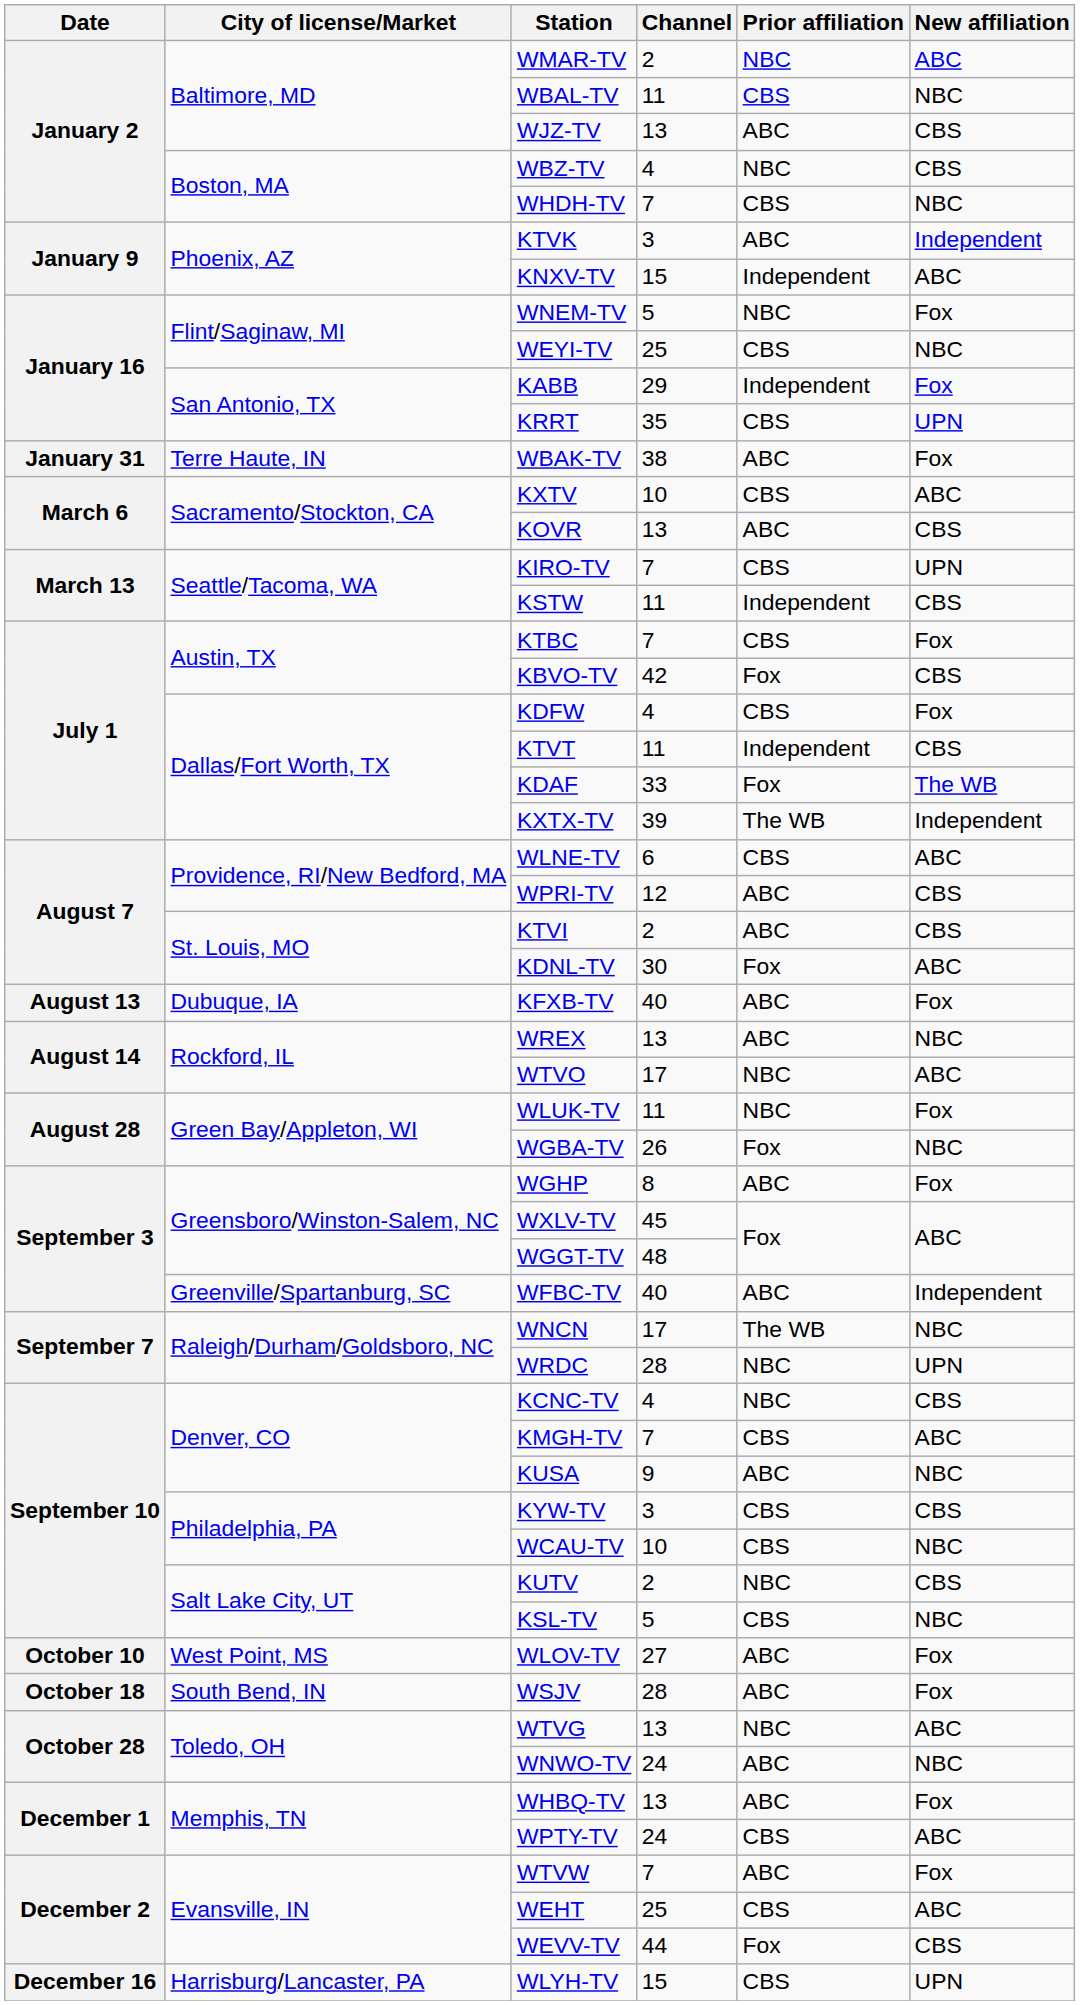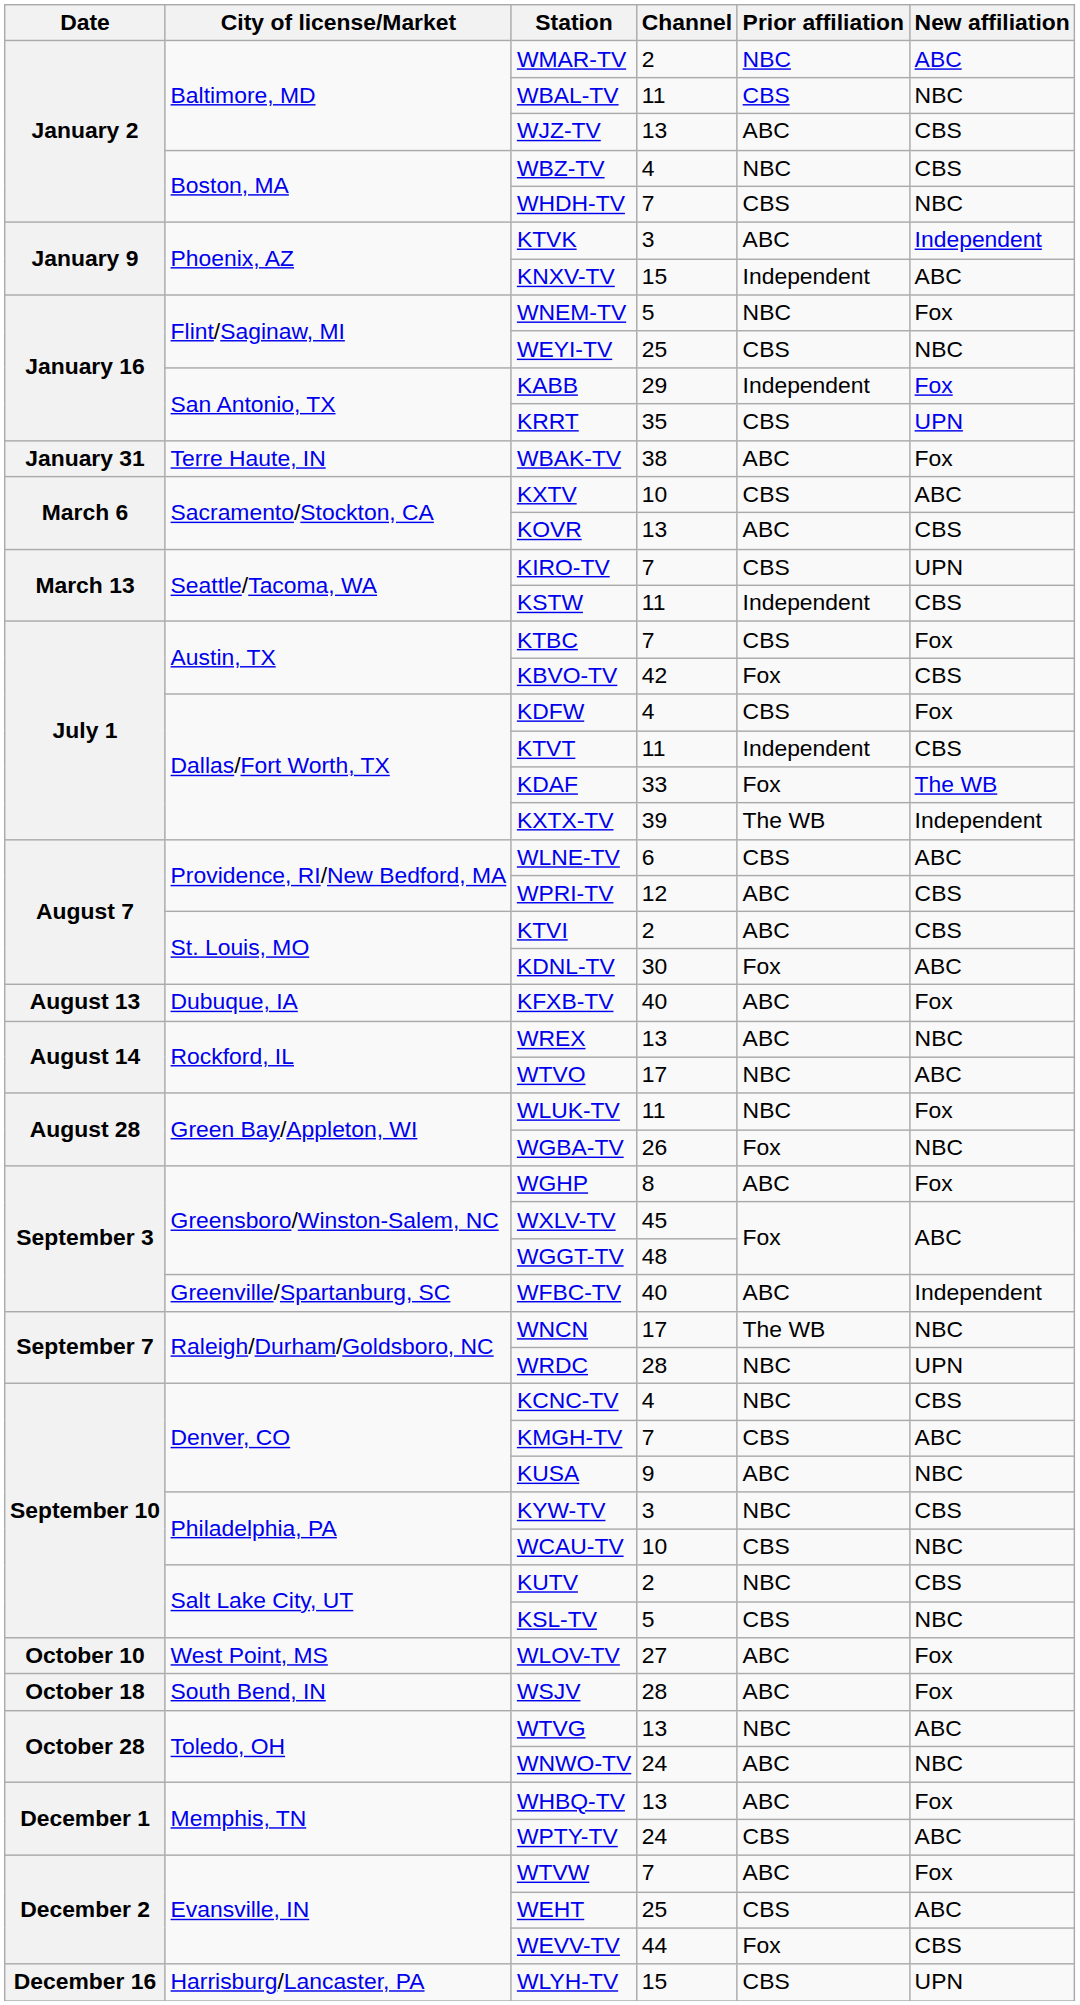(766, 1510) CBS -> (767, 1510) NBC
